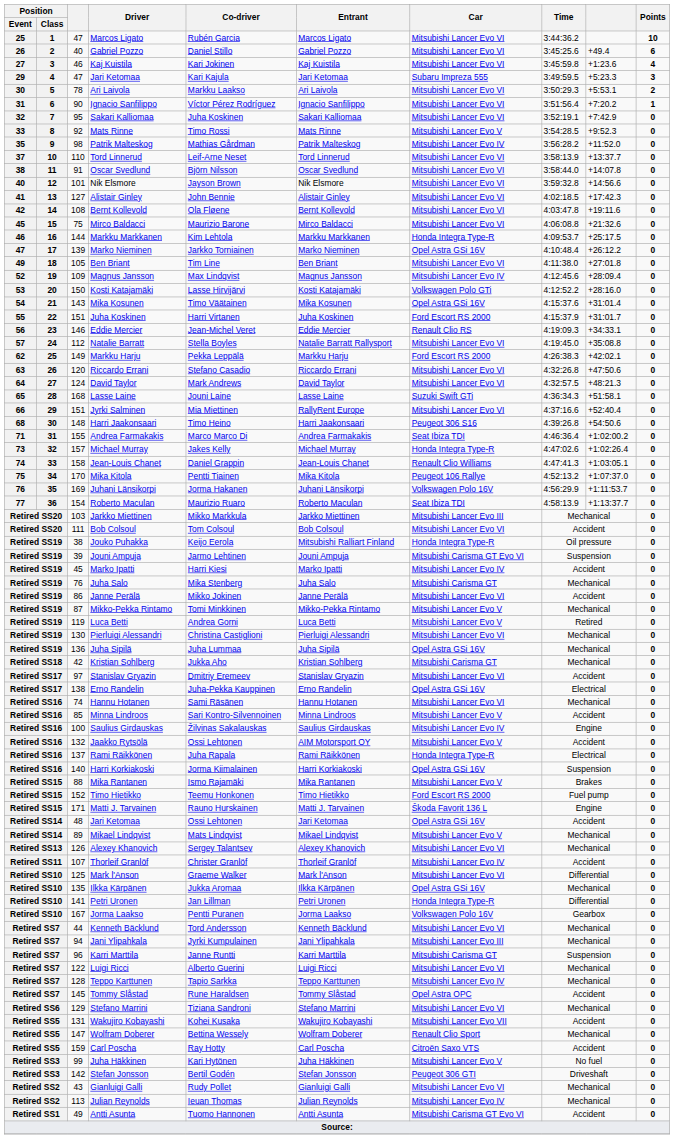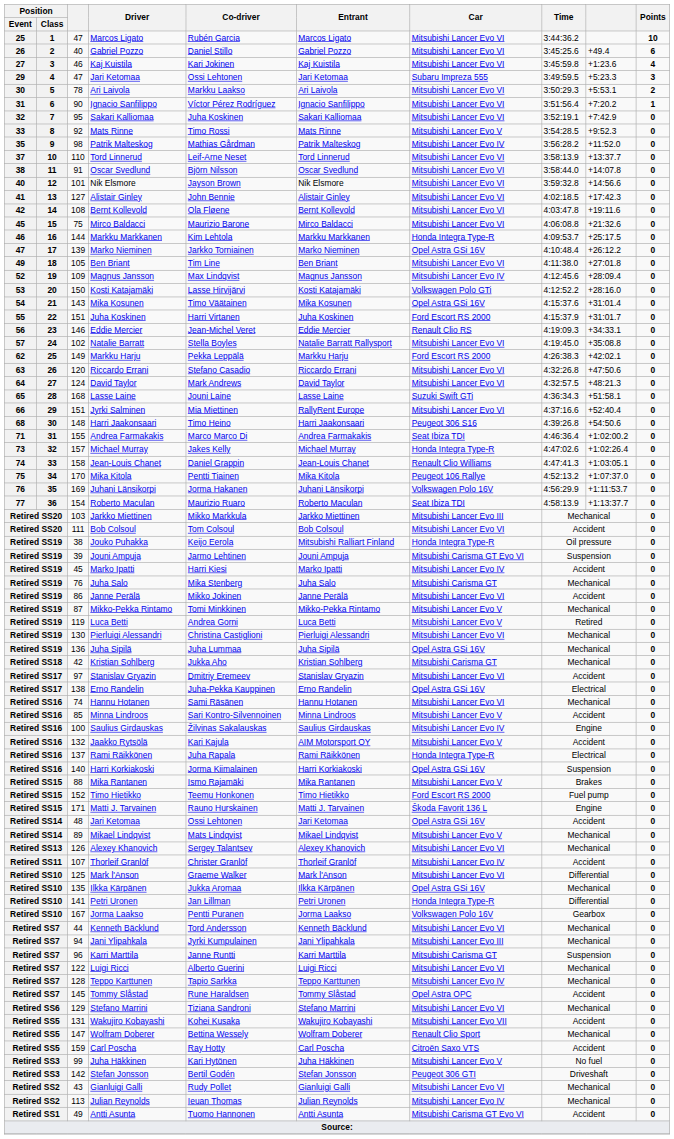(208, 77) Kari Kajula -> (215, 77) Ossi Lehtonen
(78, 343) 112 -> (78, 343) 102
(215, 742) Ossi Lehtonen -> (208, 742) Kari Kajula
